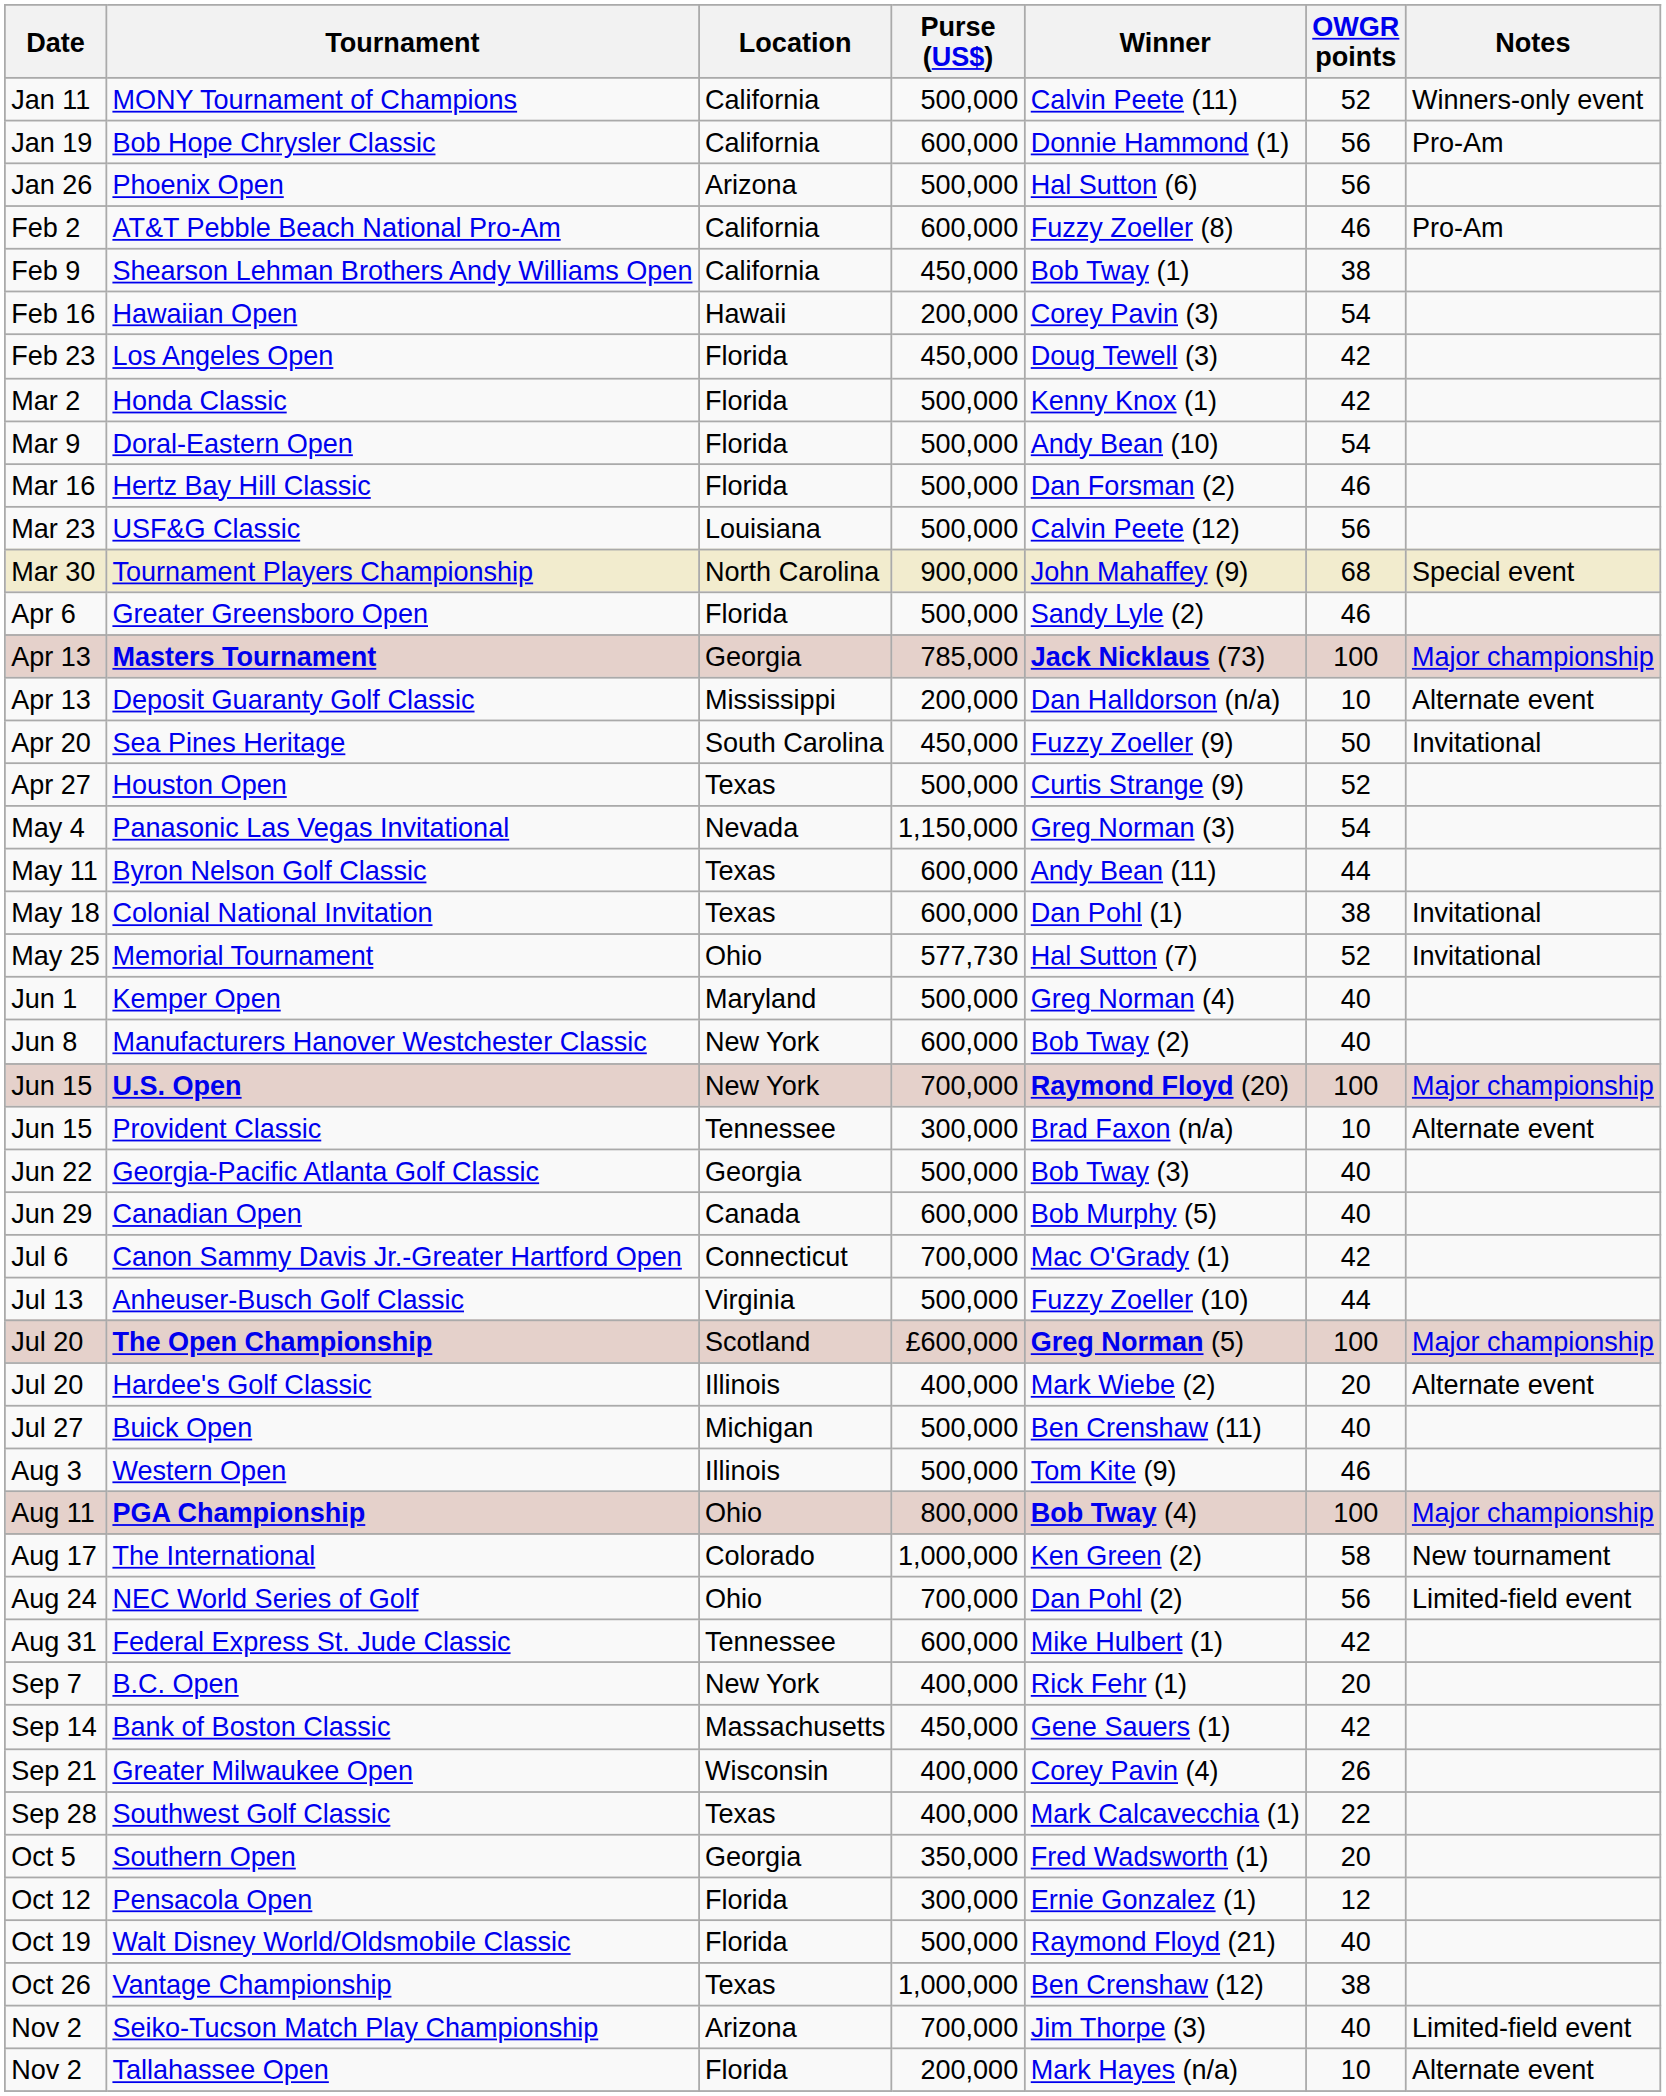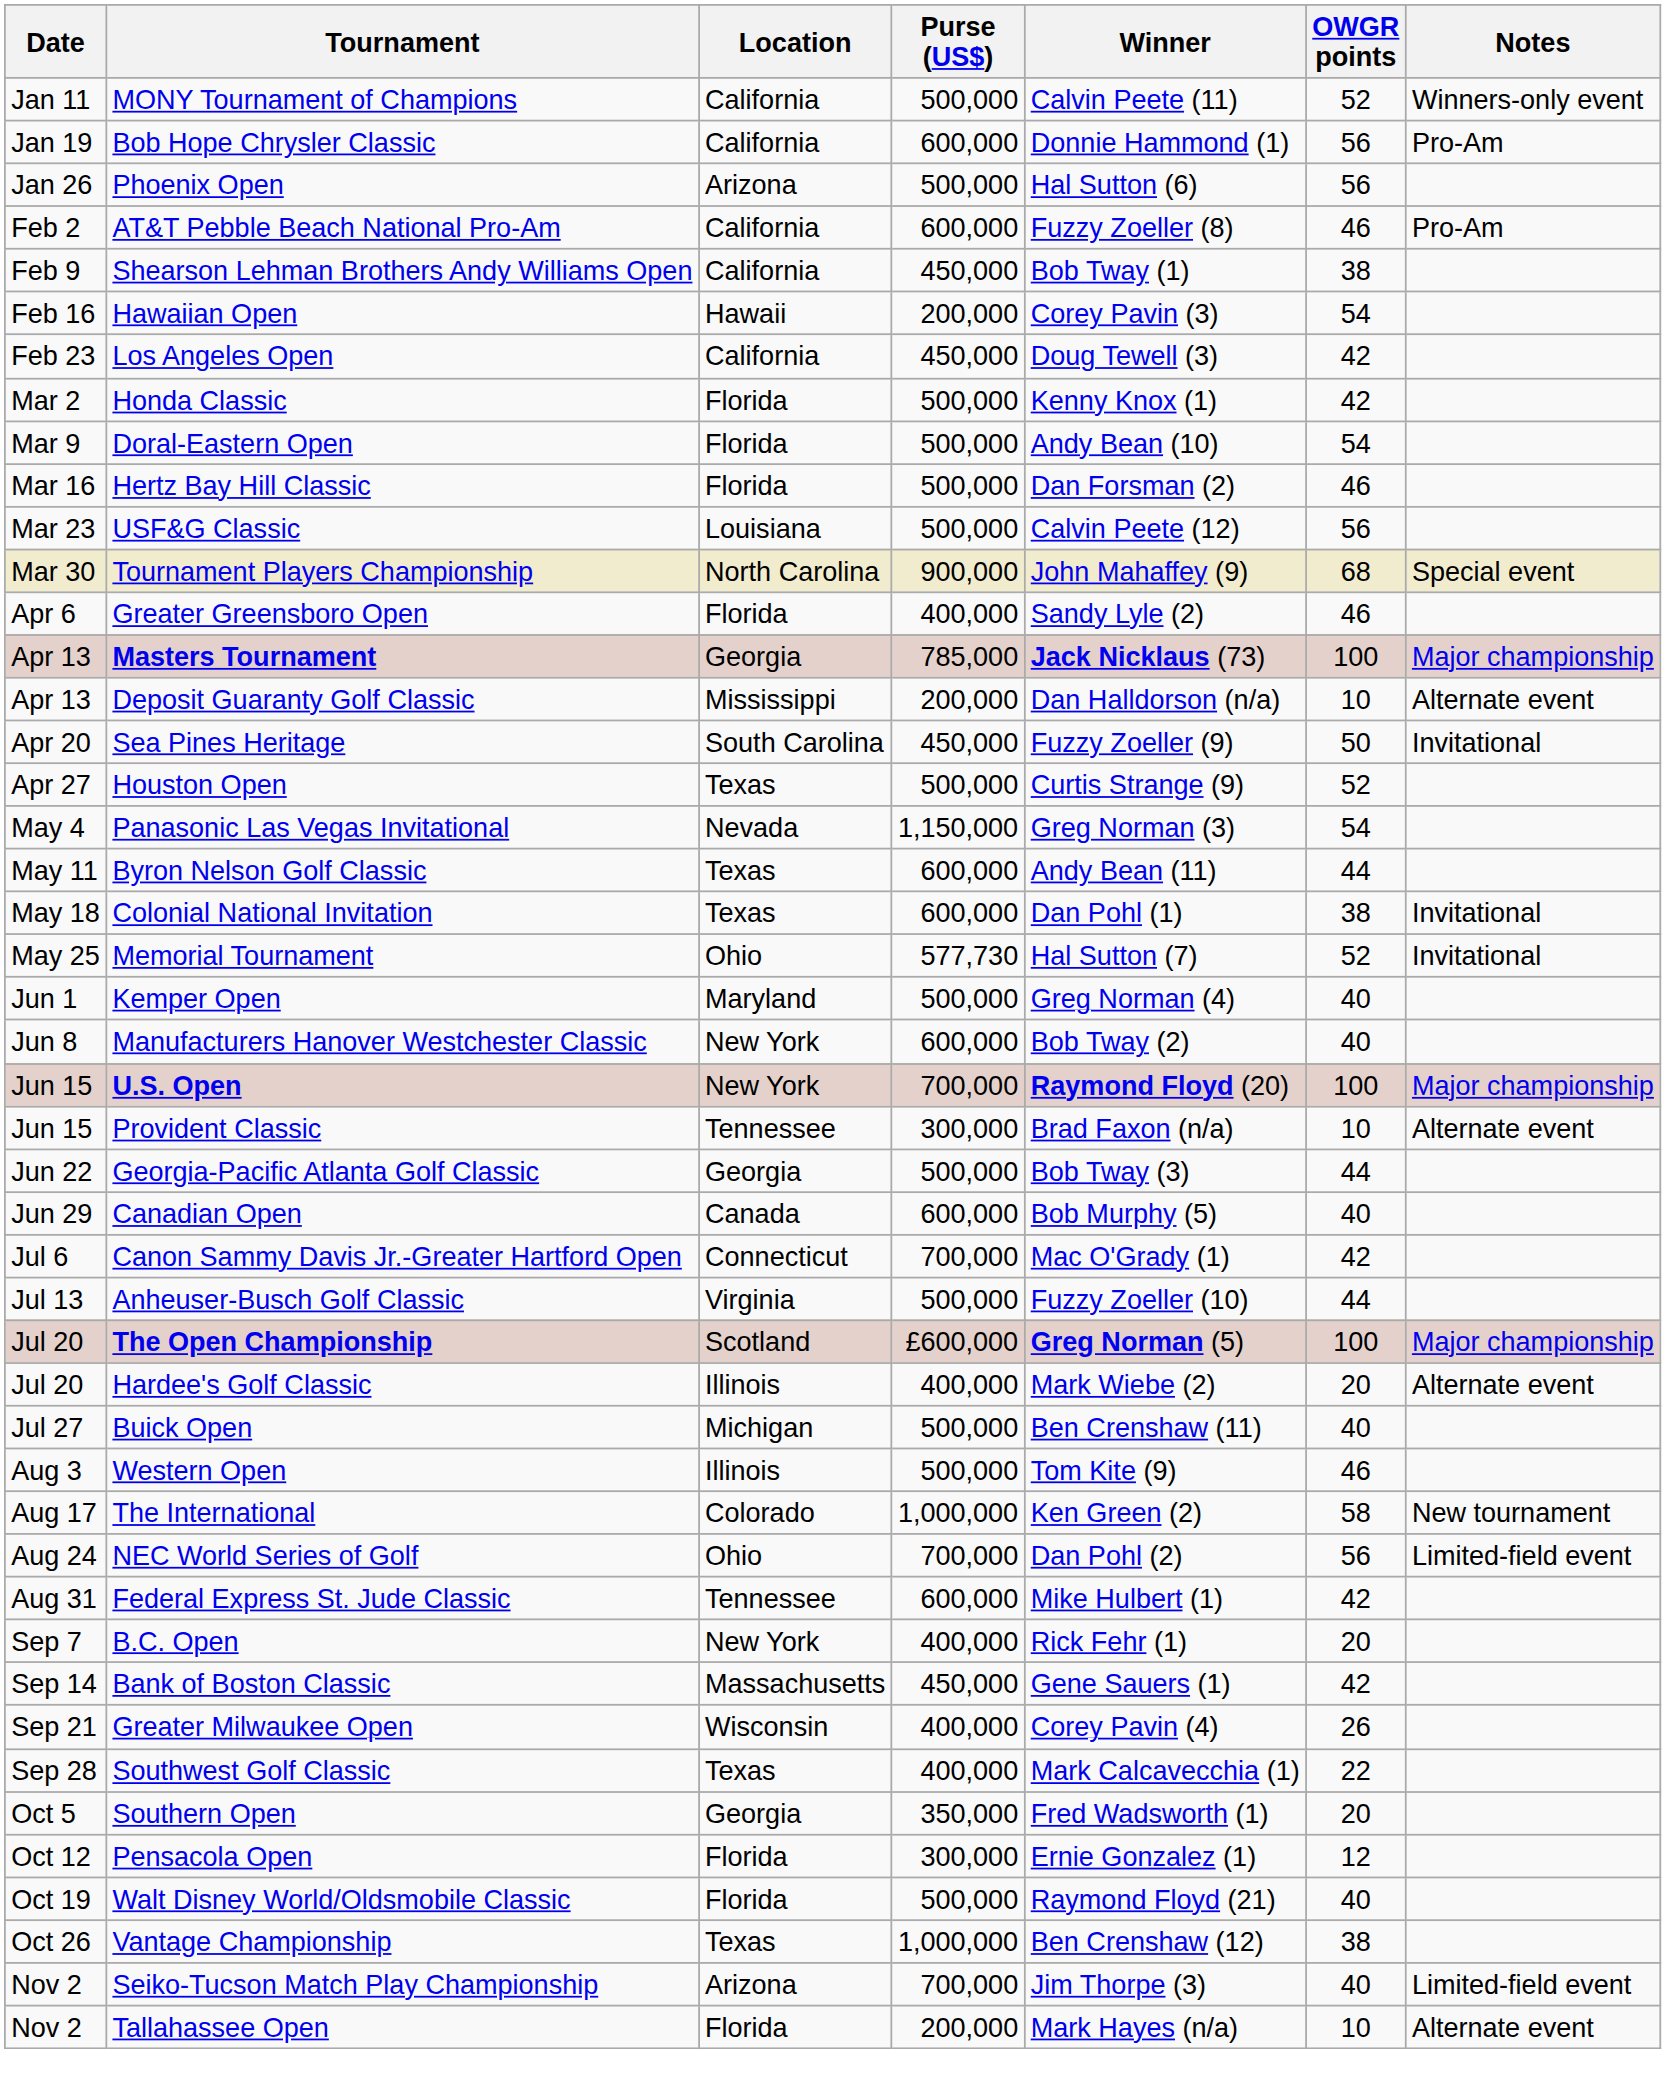(746, 357) Florida -> (762, 357) California
(969, 614) 500,000 -> (969, 614) 400,000
(1356, 1170) 40 -> (1356, 1170) 44
- row: (239, 1513)
